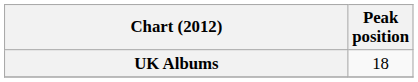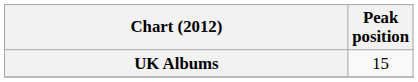(381, 63) 18 -> (381, 63) 15
